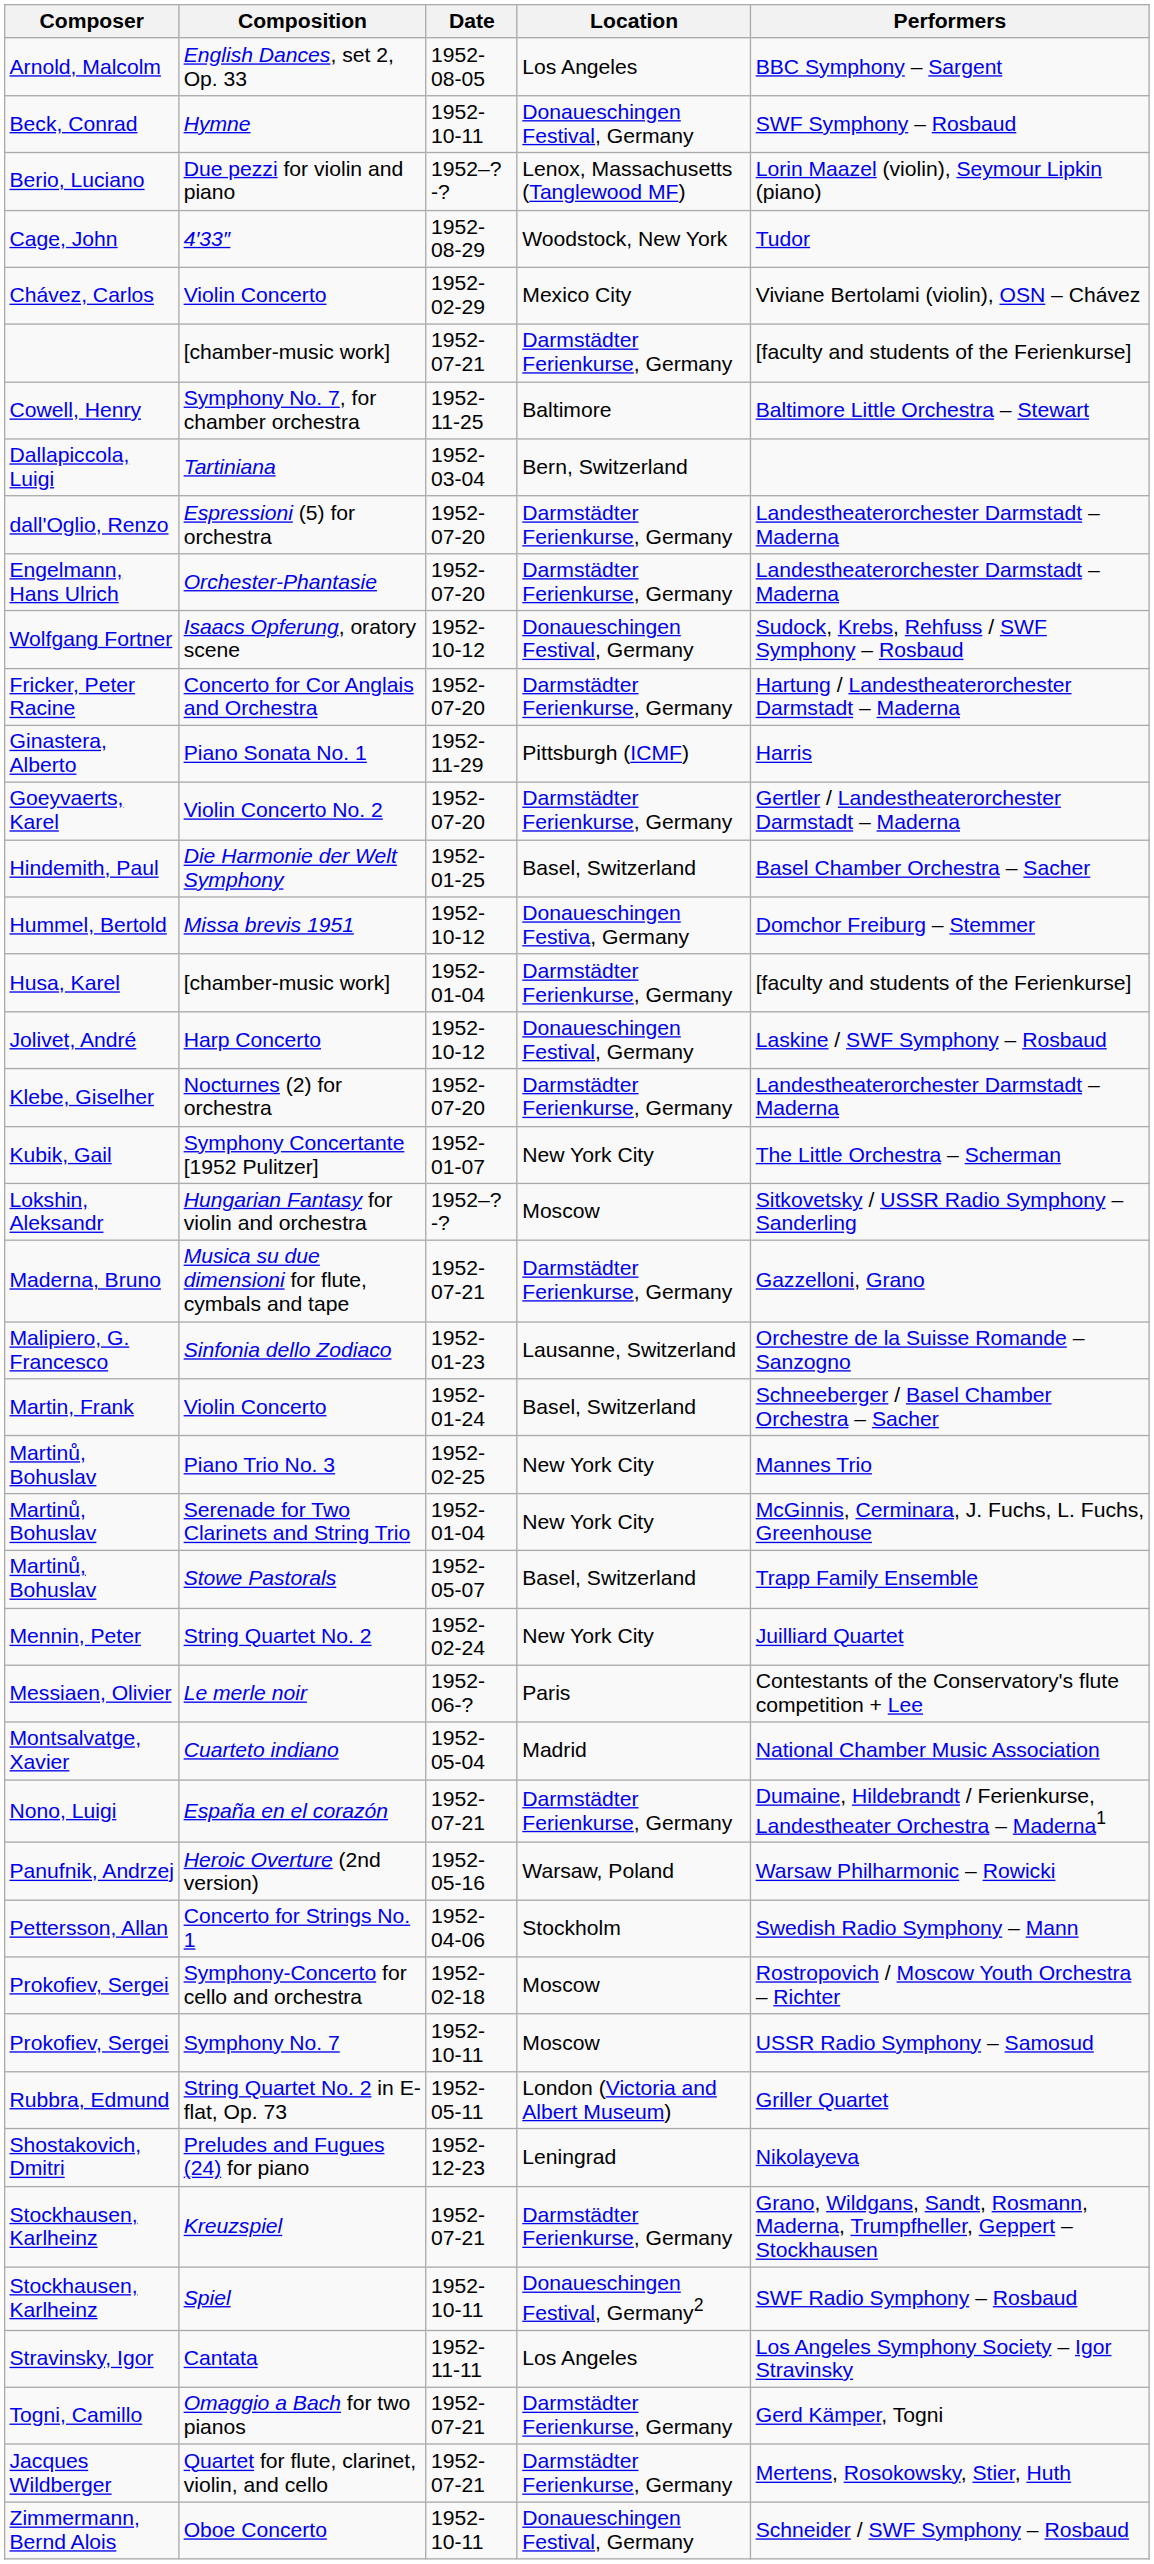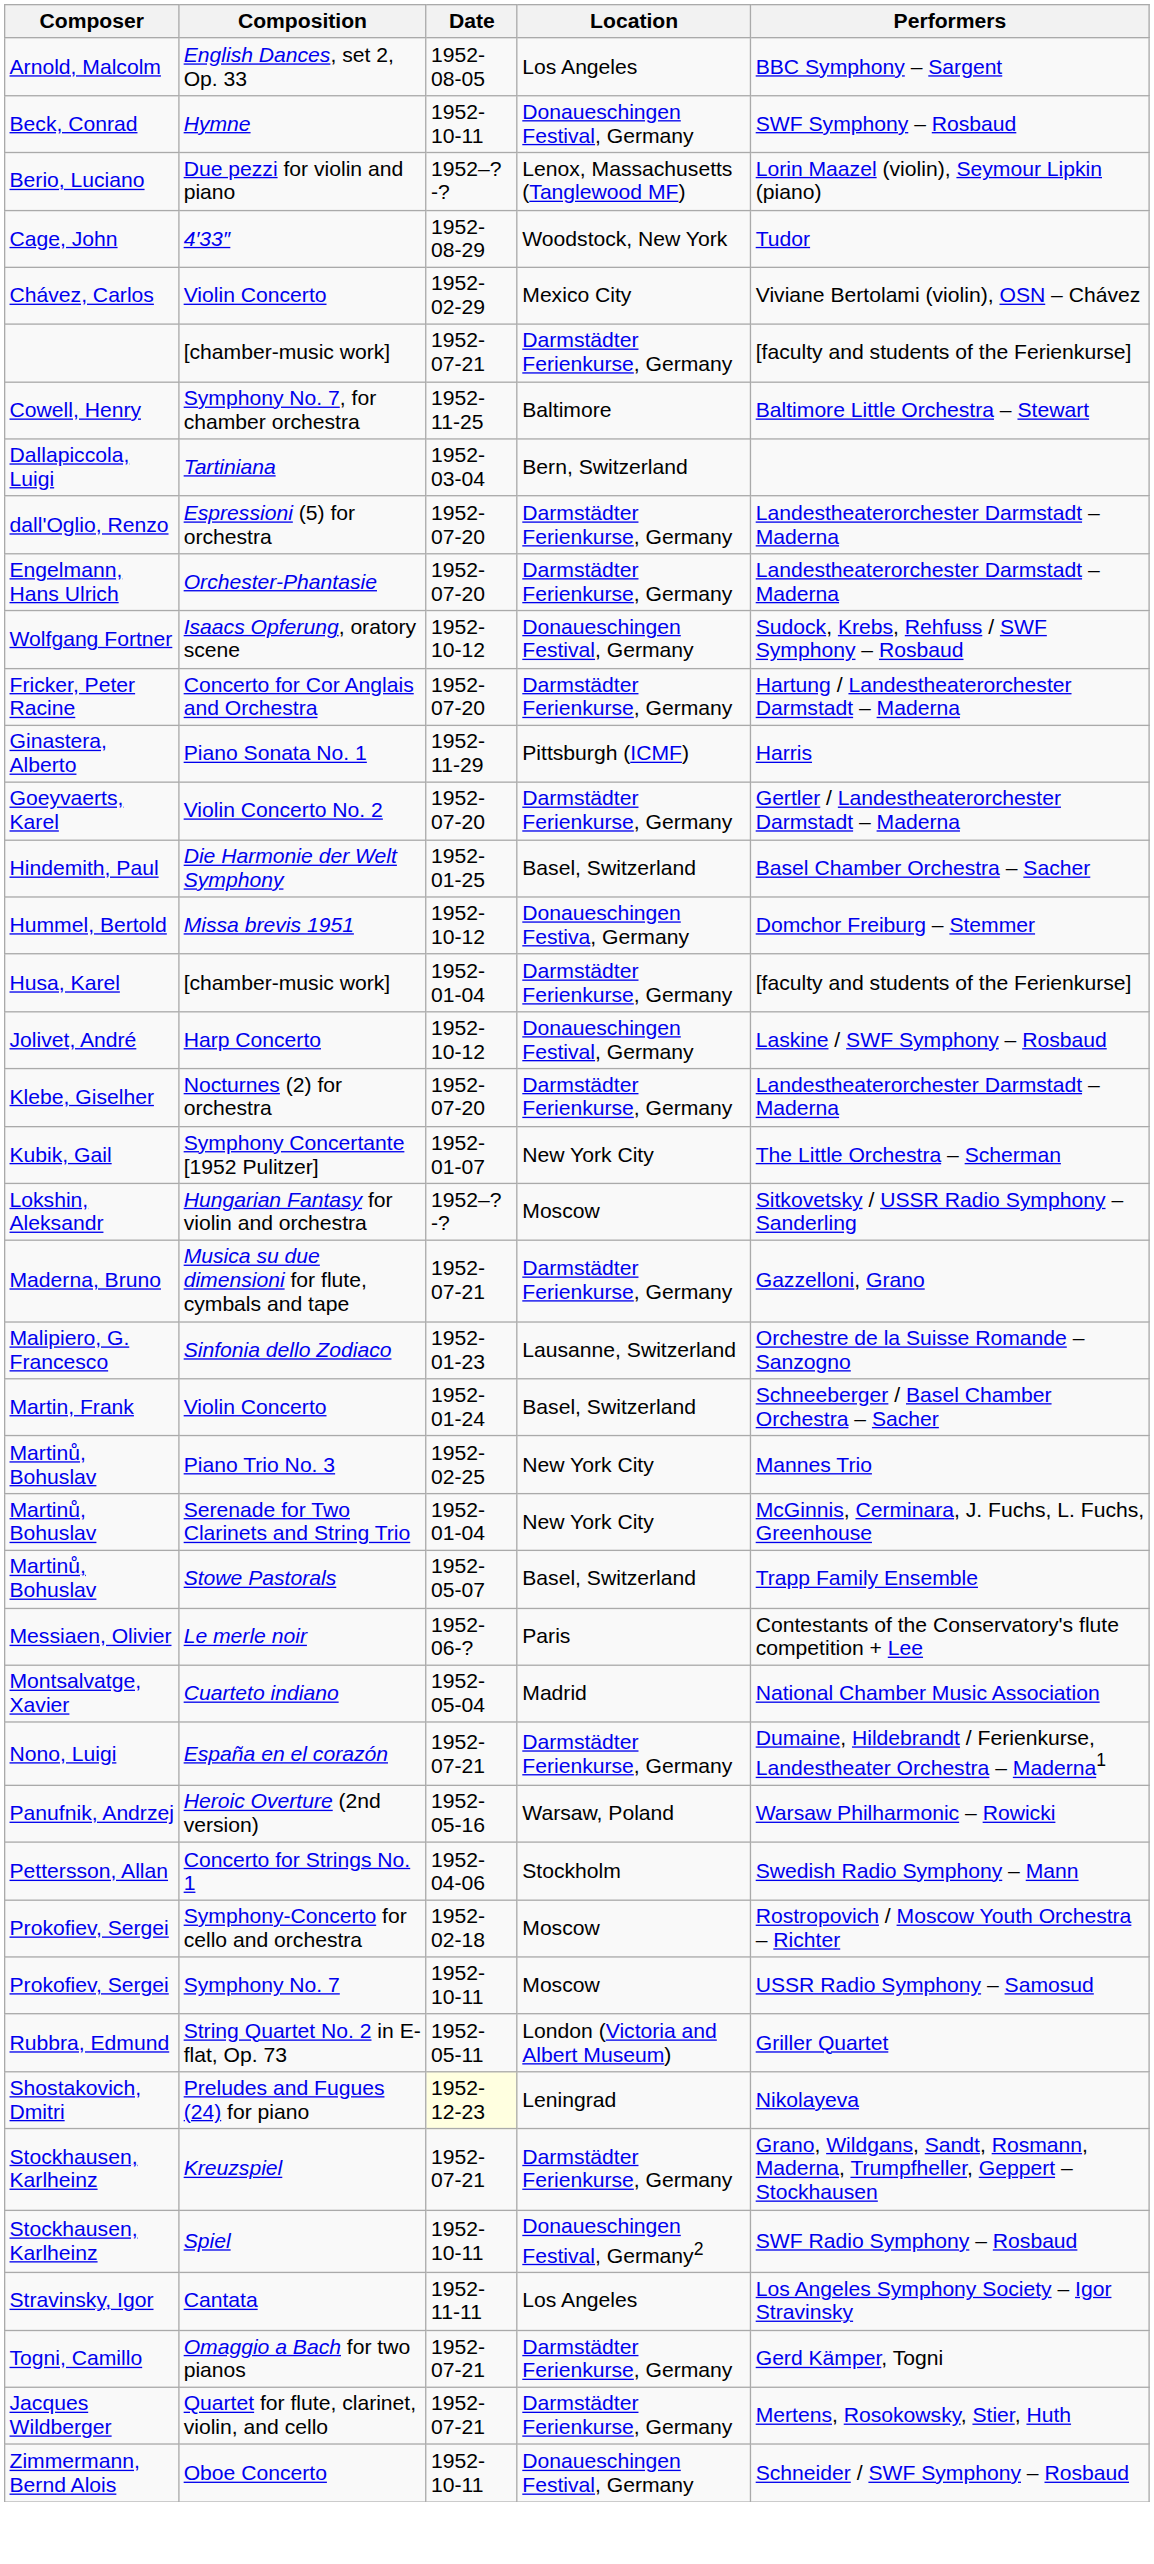- row: (75, 1636)
(458, 2157) no background -> (458, 2100) lightyellow background
